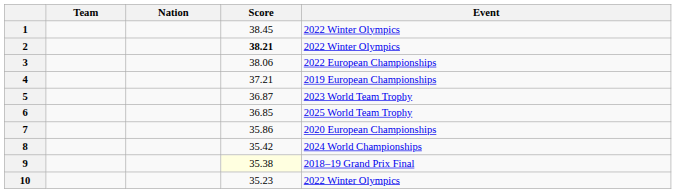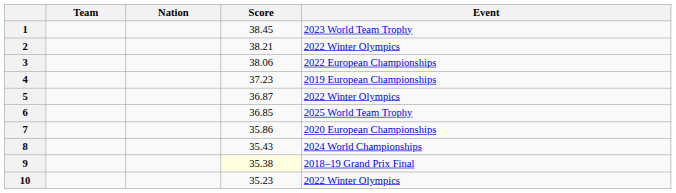(352, 29) 2022 Winter Olympics -> (358, 29) 2023 World Team Trophy
(261, 46) bold -> (261, 46) normal
(261, 79) 37.21 -> (261, 79) 37.23
(358, 96) 2023 World Team Trophy -> (352, 96) 2022 Winter Olympics
(261, 146) 35.42 -> (261, 146) 35.43
